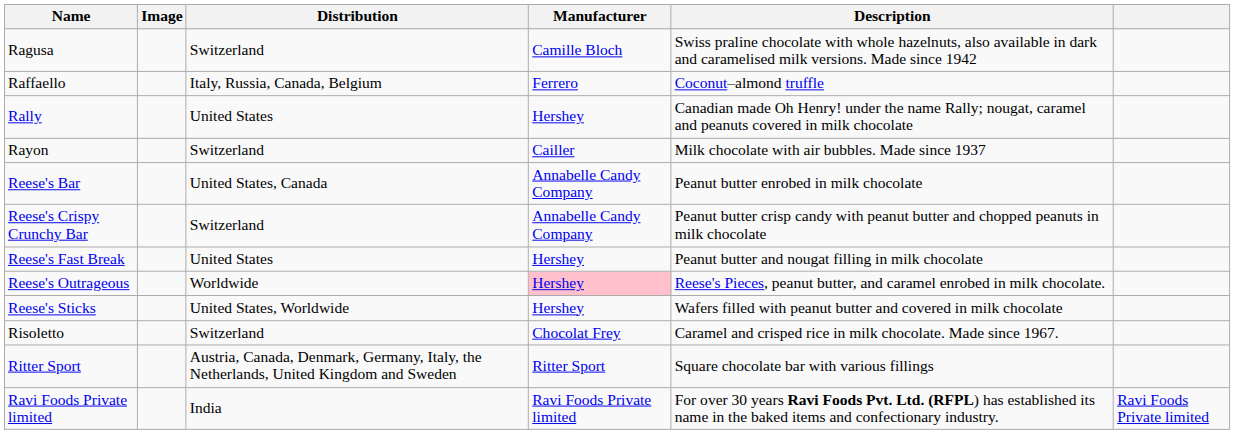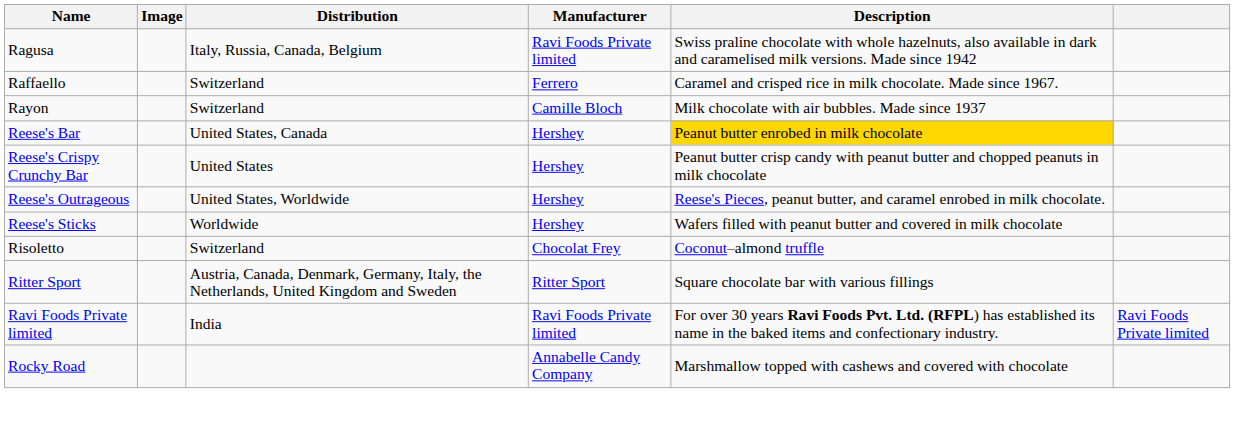(227, 50) Switzerland -> (286, 50) Italy, Russia, Canada, Belgium
(577, 50) Camille Bloch -> (592, 50) Ravi Foods Private limited
(286, 83) Italy, Russia, Canada, Belgium -> (227, 83) Switzerland
(749, 83) Coconut–almond truffle -> (866, 83) Caramel and crisped rice in milk chocolate. Made since 1967.
- row: (25, 116)
(553, 150) Cailler -> (577, 108) Camille Bloch
(586, 183) Annabelle Candy Company -> (558, 132) Hershey
(799, 183) no background -> (798, 132) gold background
(227, 225) Switzerland -> (231, 166) United States
(586, 225) Annabelle Candy Company -> (558, 166) Hershey
- row: (66, 258)
(224, 283) Worldwide -> (269, 199) United States, Worldwide
(558, 283) pink background -> (558, 199) no background
(269, 308) United States, Worldwide -> (224, 224) Worldwide
(867, 332) Caramel and crisped rice in milk chocolate. Made since 1967. -> (749, 248) Coconut–almond truffle
+ row: (47, 366)
